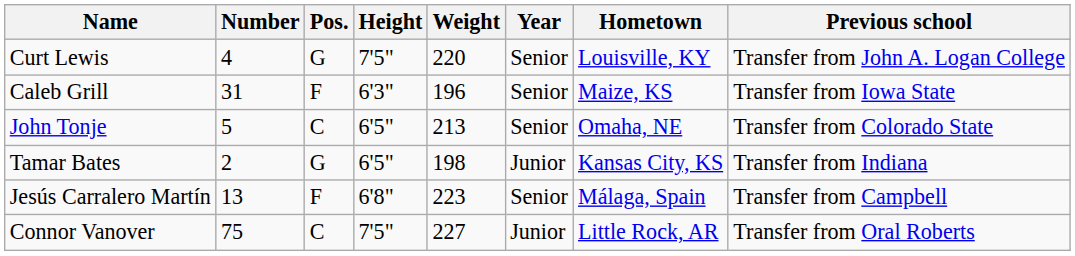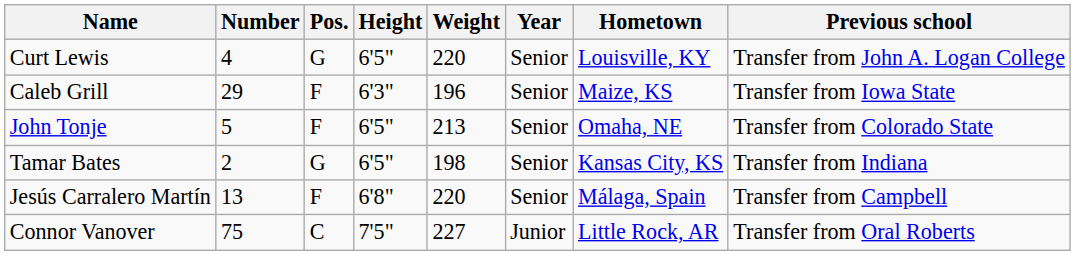(376, 57) 7'5" -> (376, 57) 6'5"
(232, 92) 31 -> (232, 92) 29
(317, 127) C -> (316, 127) F
(538, 162) Junior -> (539, 162) Senior
(449, 197) 223 -> (449, 197) 220
